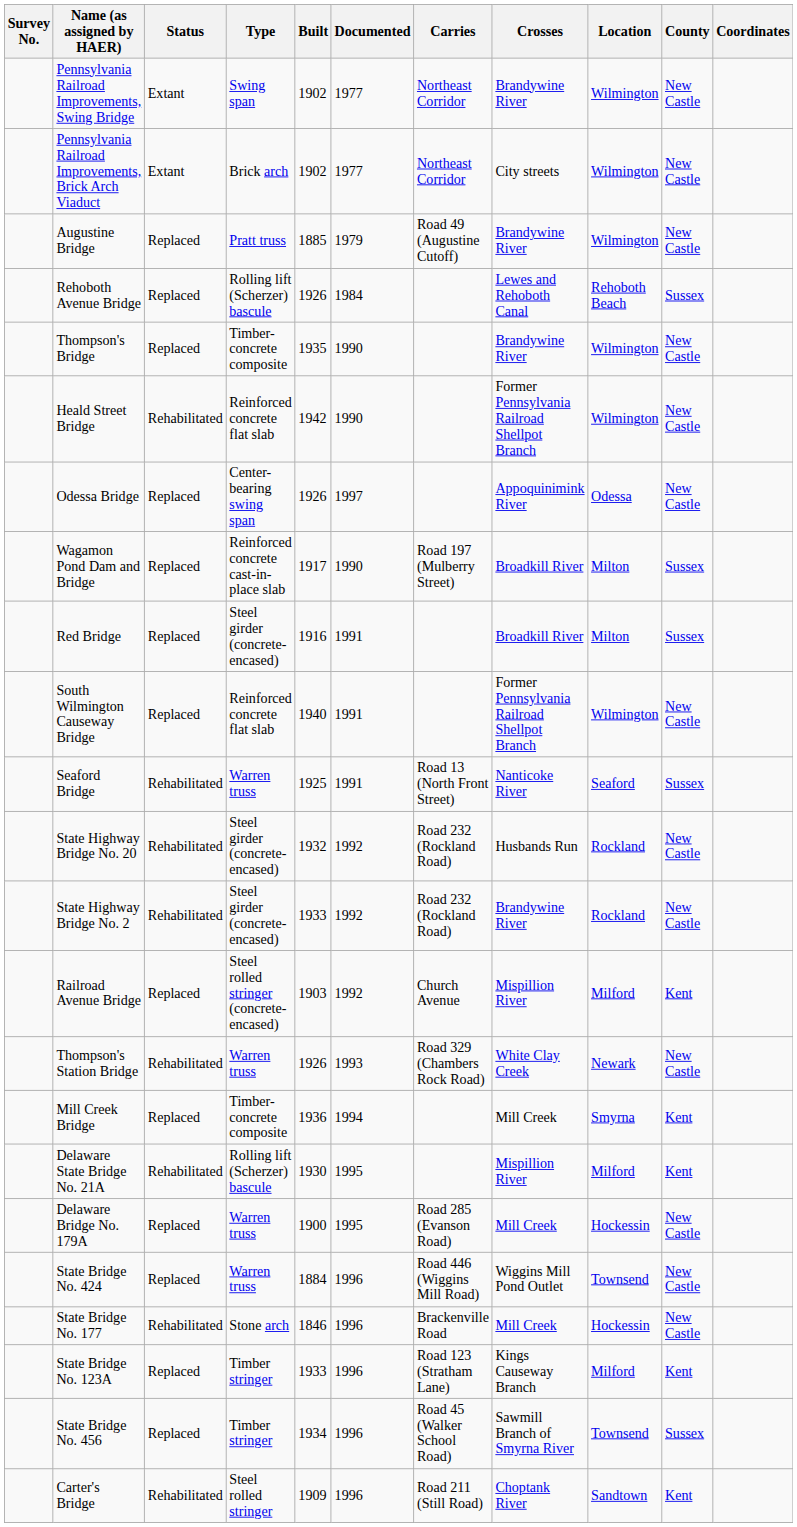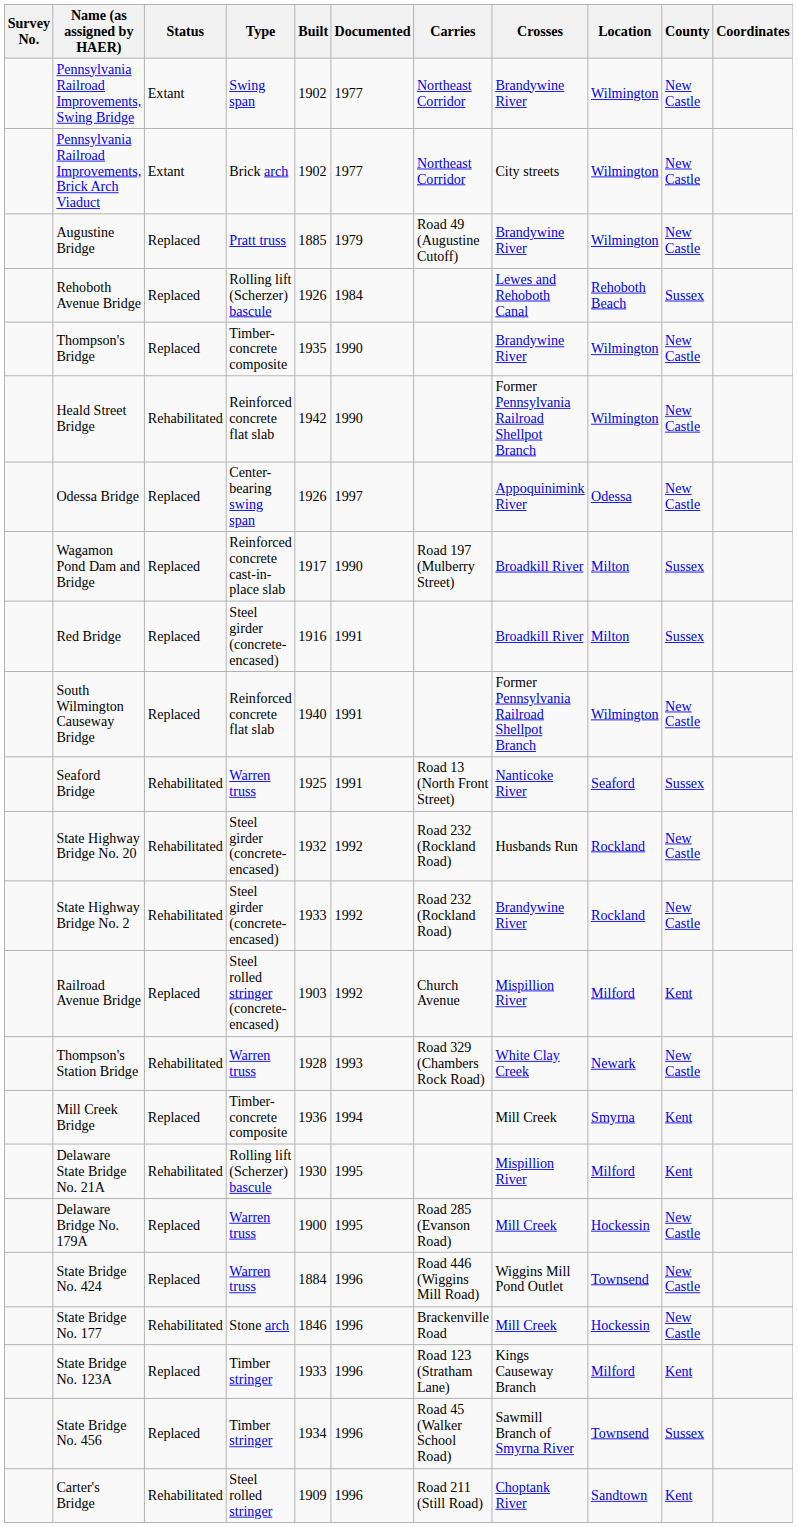(312, 1063) 1926 -> (312, 1063) 1928
